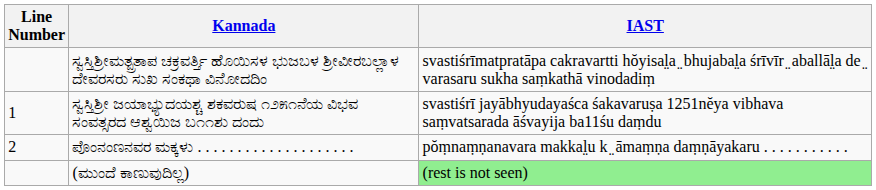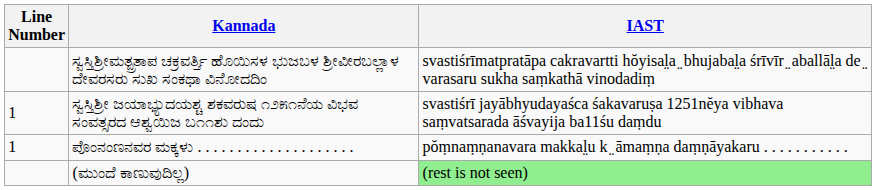(12, 147) 2 -> (12, 147) 1
